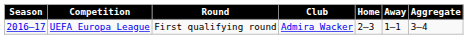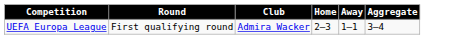- column: (26, 12)
